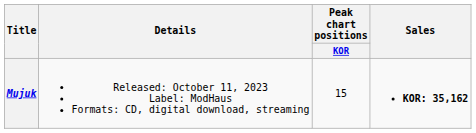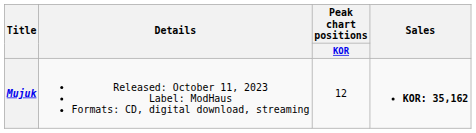(341, 93) 15 -> (341, 93) 12
